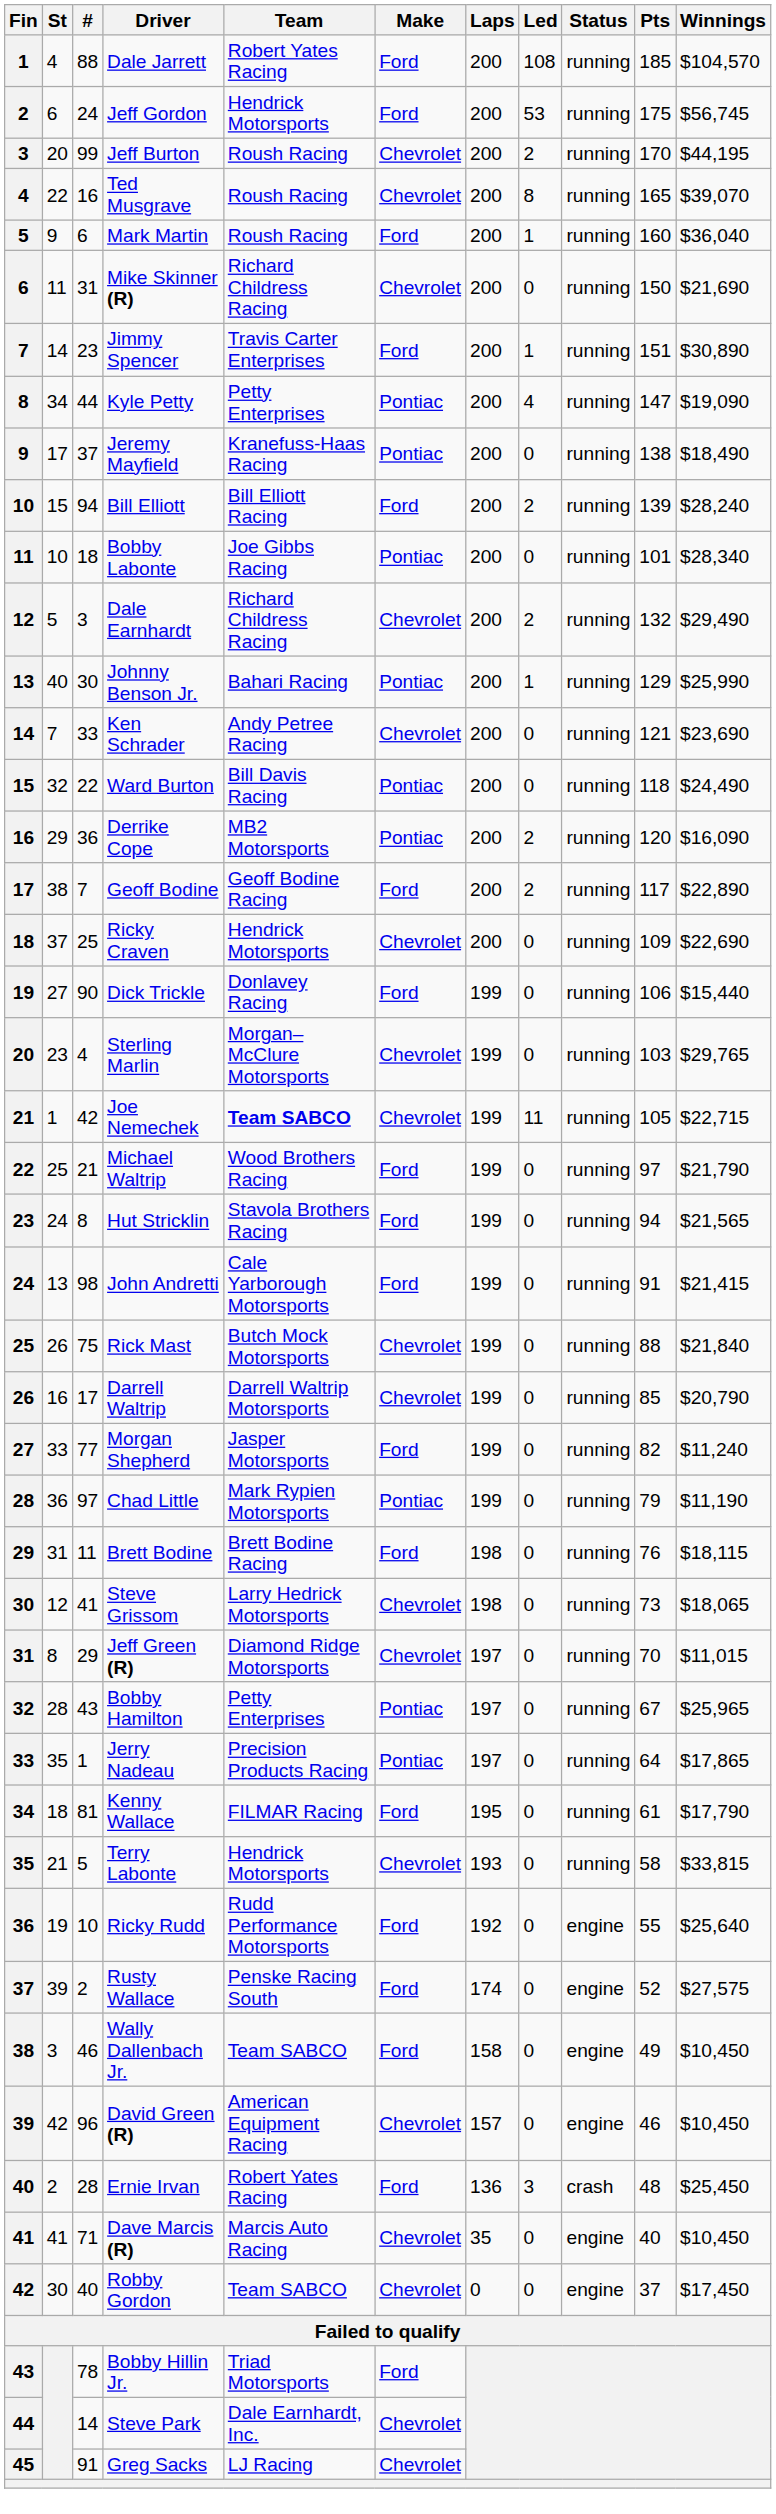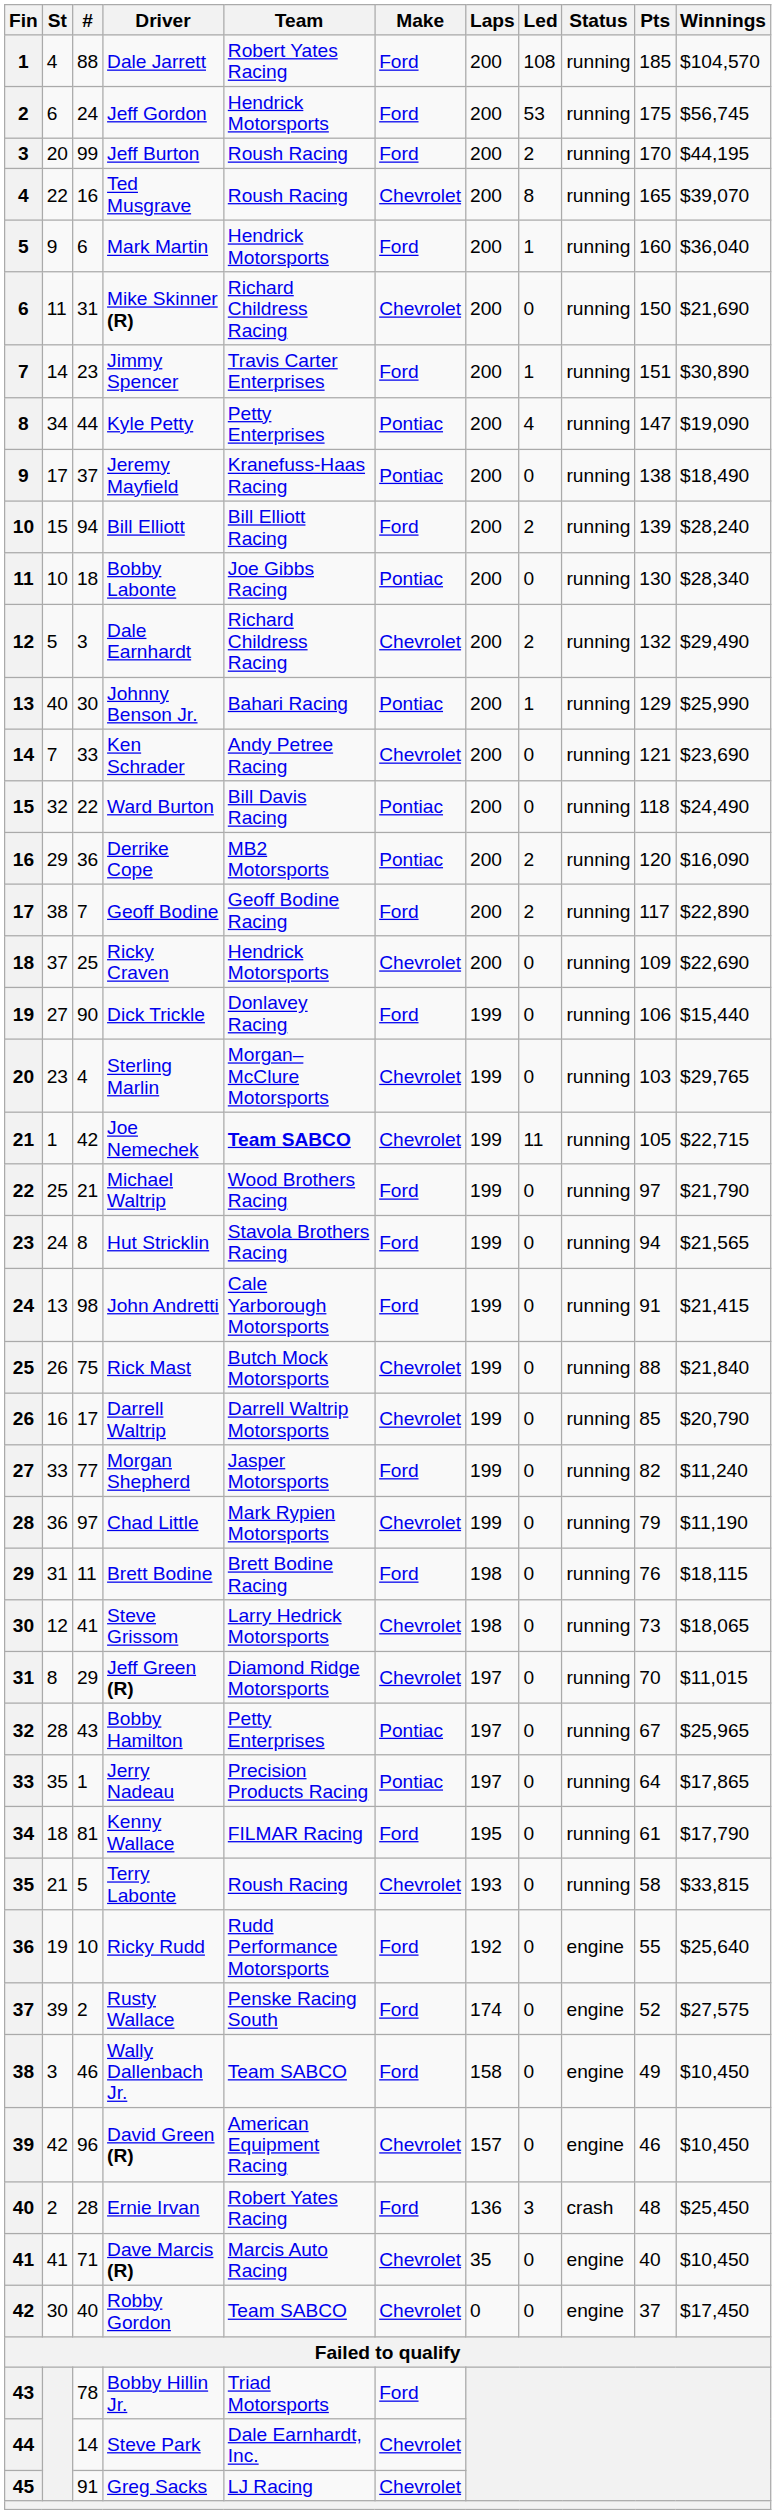(420, 154) Chevrolet -> (399, 154) Ford
(288, 236) Roush Racing -> (278, 247) Hendrick Motorsports
(655, 557) 101 -> (655, 578) 130
(411, 1501) Pontiac -> (420, 1522) Chevrolet
(278, 1863) Hendrick Motorsports -> (288, 1884) Roush Racing
